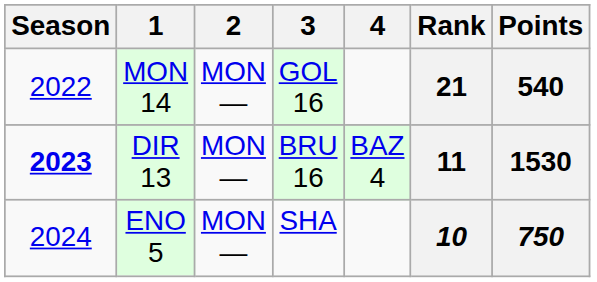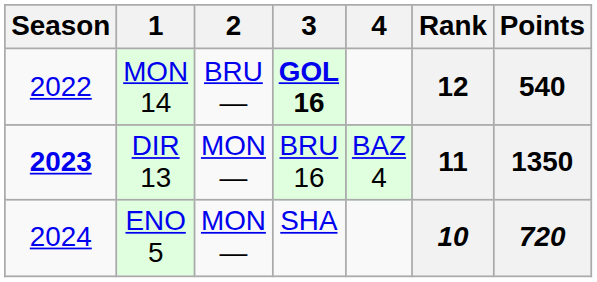(233, 86) MON — -> (233, 86) BRU —
(308, 86) normal -> (309, 86) bold
(451, 86) 21 -> (453, 86) 12
(541, 161) 1530 -> (542, 161) 1350
(541, 237) 750 -> (542, 237) 720
